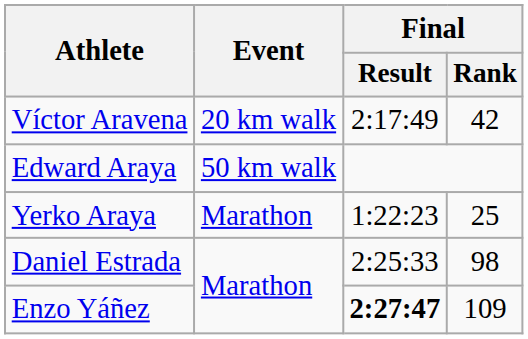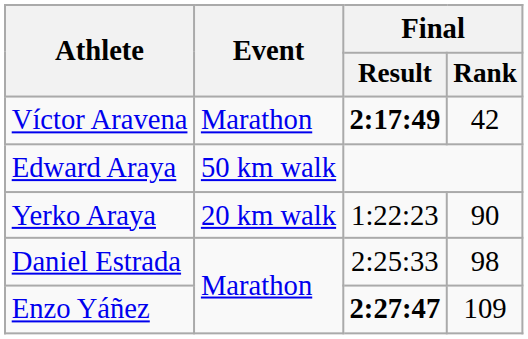(268, 120) 20 km walk -> (257, 120) Marathon
(395, 120) normal -> (395, 120) bold
(257, 215) Marathon -> (268, 215) 20 km walk
(485, 215) 25 -> (485, 215) 90
